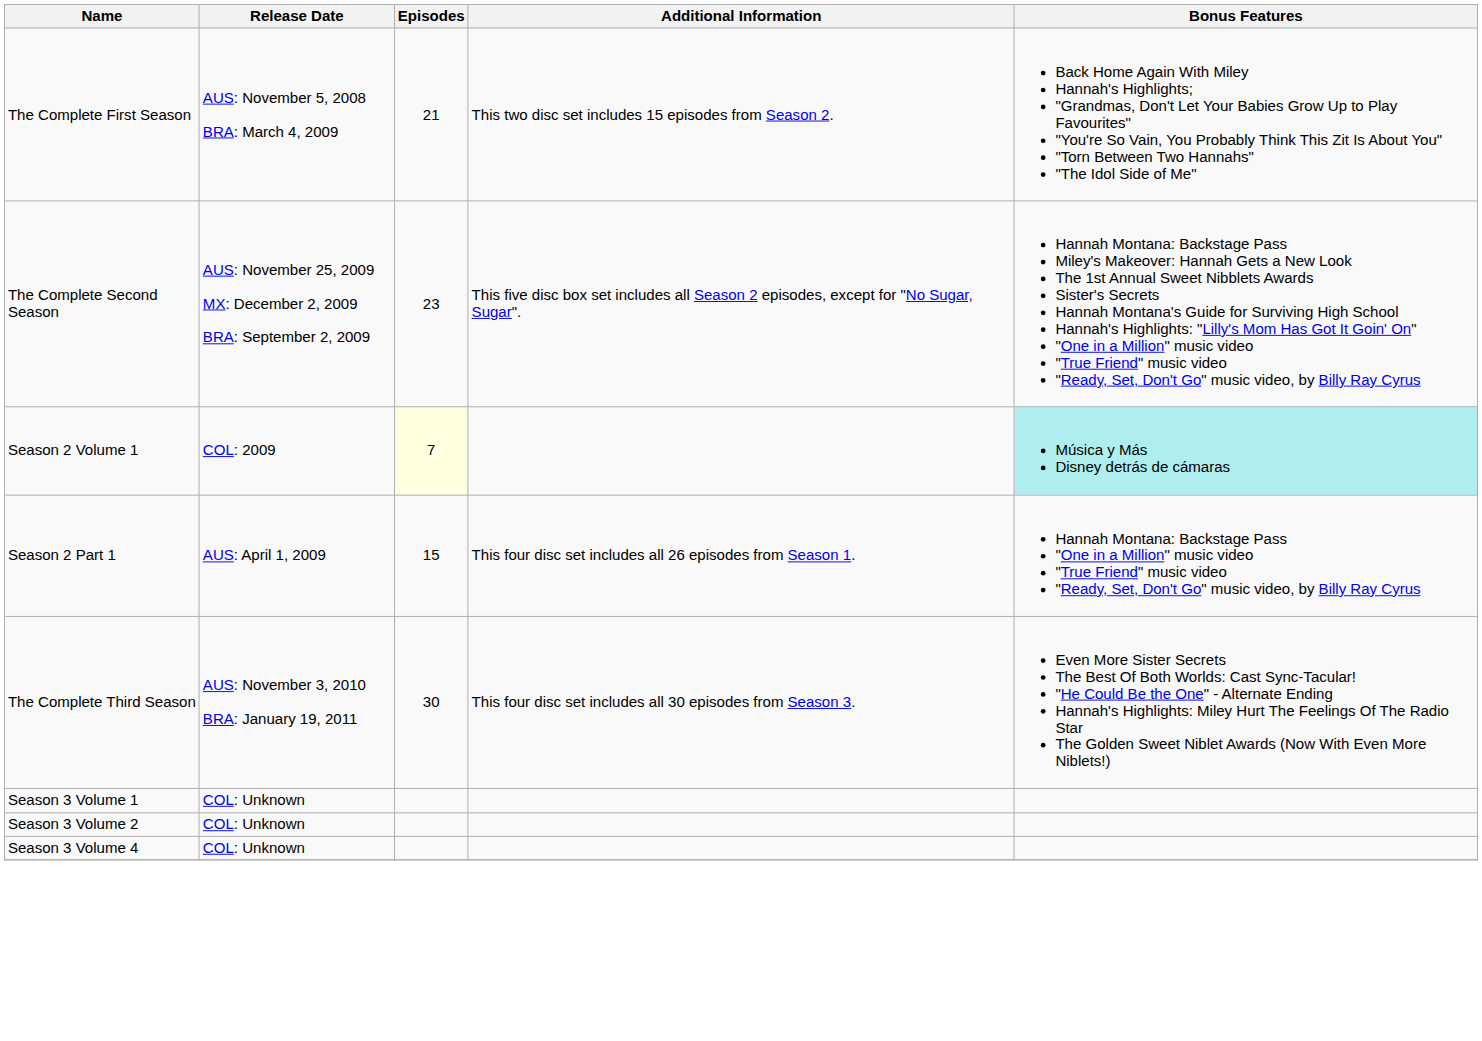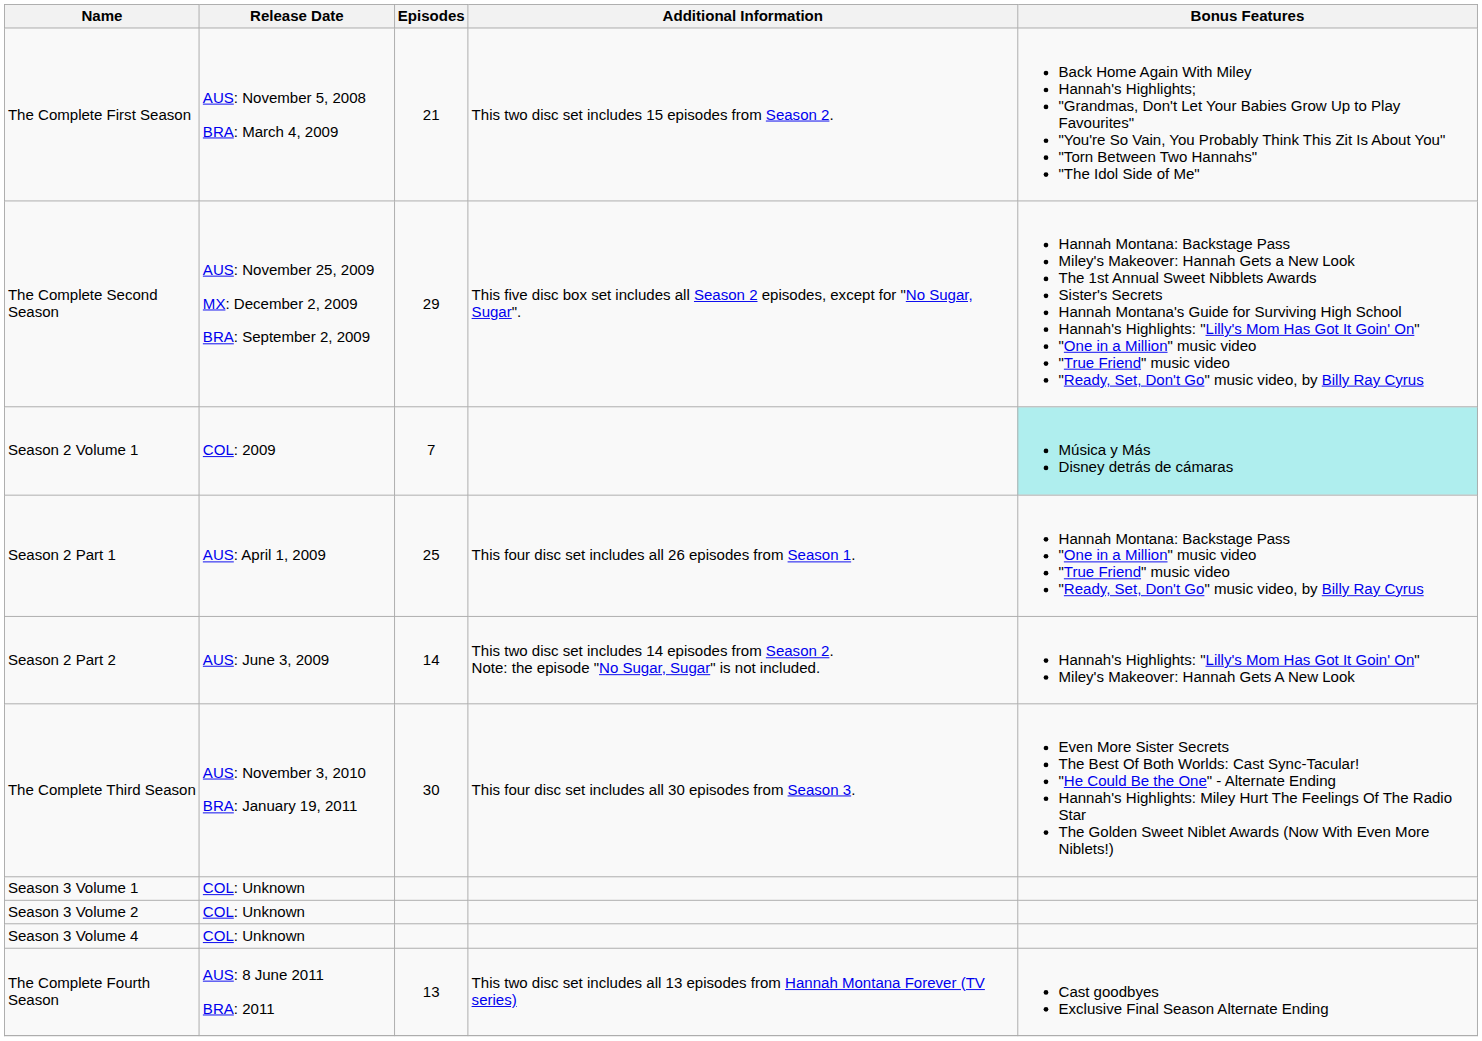(431, 303) 23 -> (431, 303) 29
(431, 450) lightyellow background -> (431, 450) no background
(431, 555) 15 -> (431, 555) 25
+ row: (62, 660)
+ row: (79, 991)
